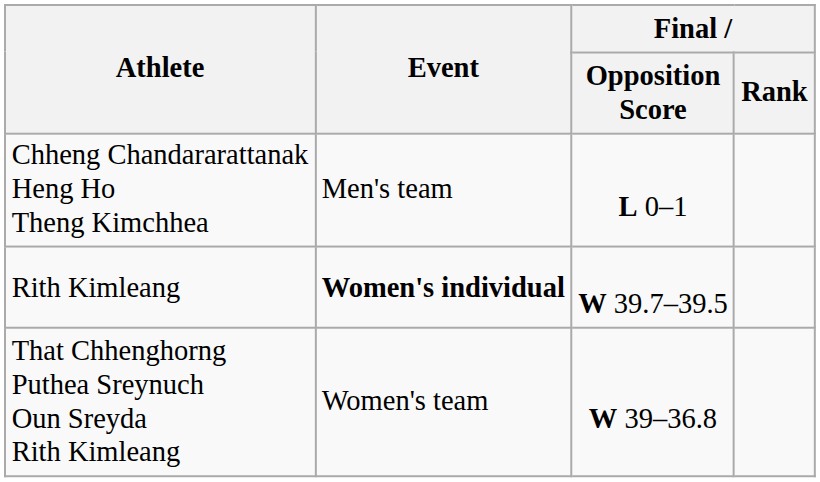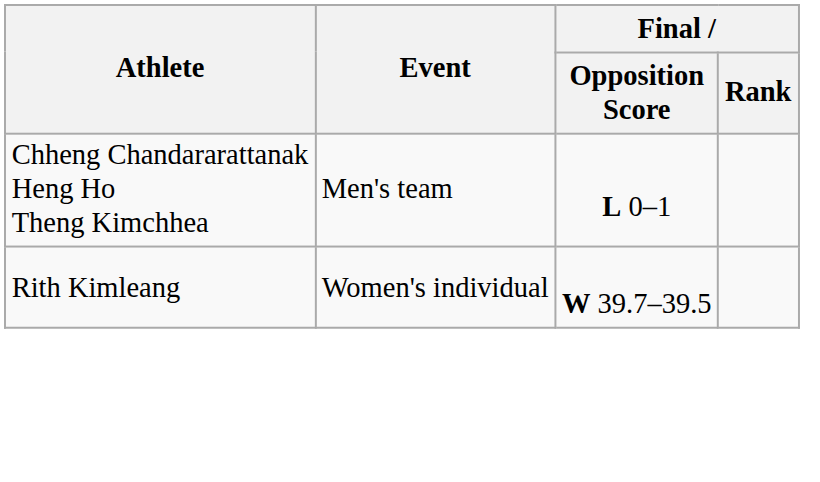(443, 287) bold -> (435, 287) normal
- row: (119, 401)
